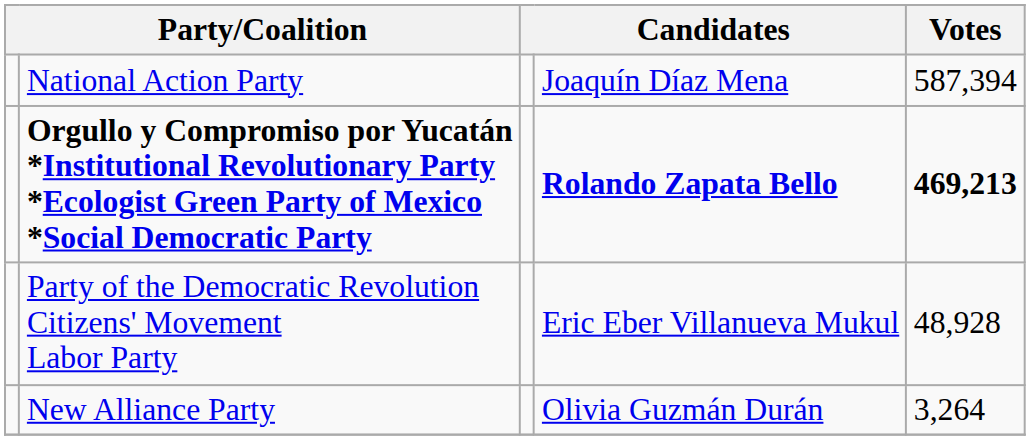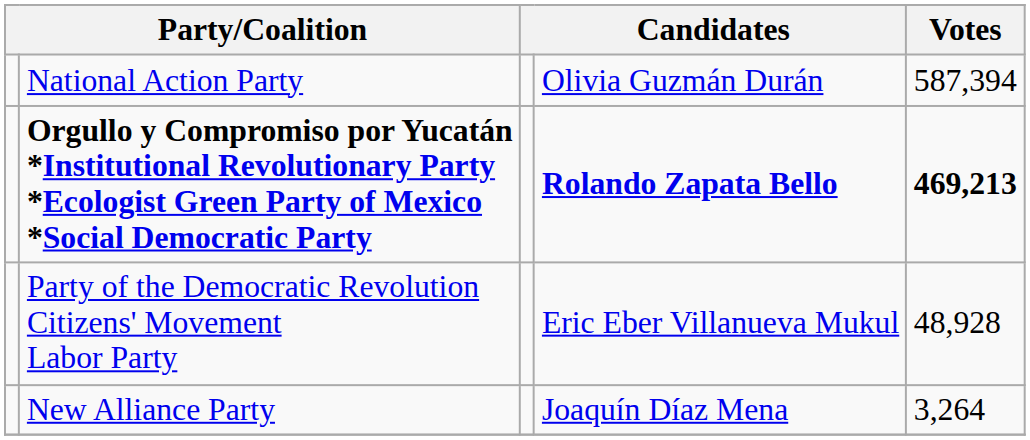(665, 79) Joaquín Díaz Mena -> (683, 79) Olivia Guzmán Durán
(683, 408) Olivia Guzmán Durán -> (665, 408) Joaquín Díaz Mena
